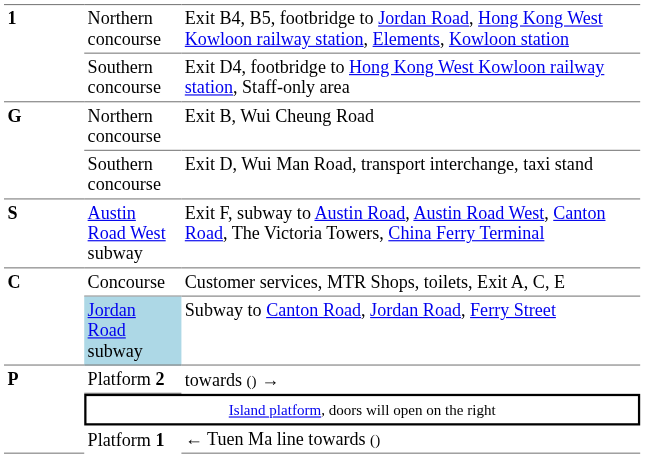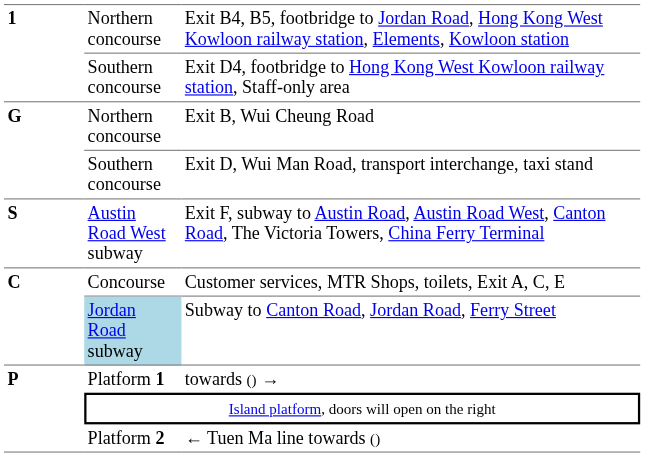(126, 379) Platform 2 -> (126, 379) Platform 1
(126, 439) Platform 1 -> (126, 437) Platform 2
